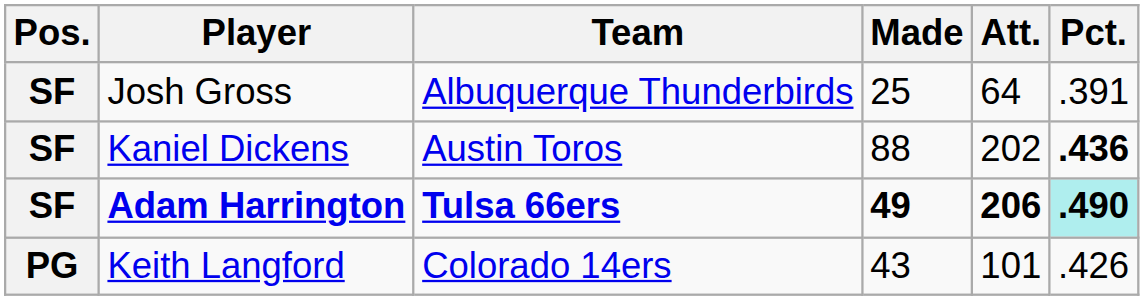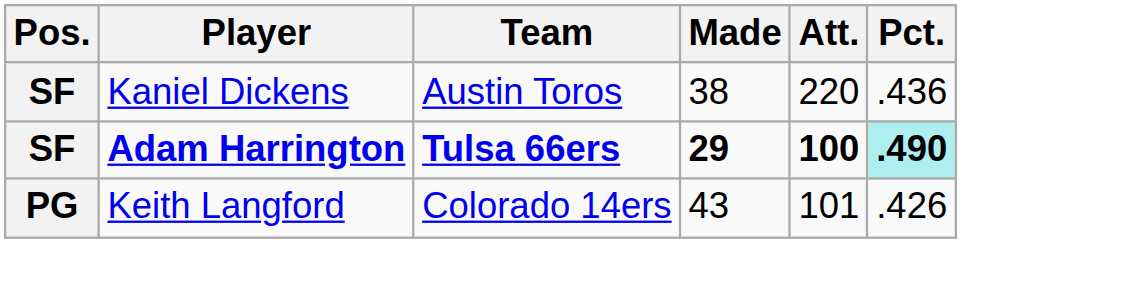- row: (200, 91)
(891, 149) 88 -> (709, 91) 38
(1011, 149) 202 -> (829, 91) 220
(1094, 149) bold -> (912, 91) normal
(891, 206) 49 -> (709, 149) 29
(1011, 206) 206 -> (829, 149) 100
